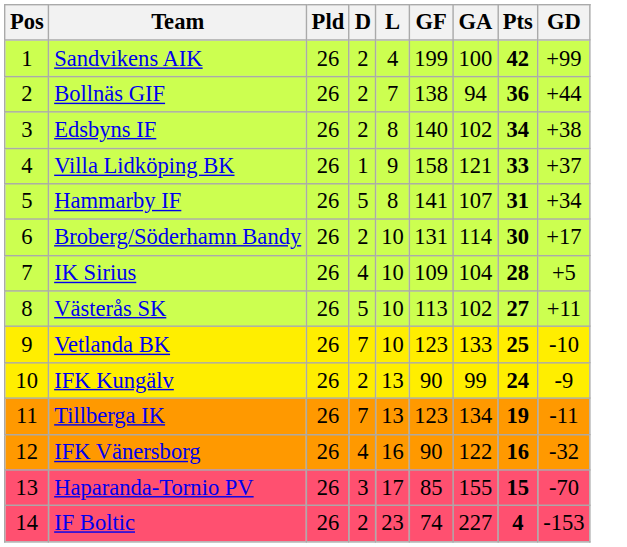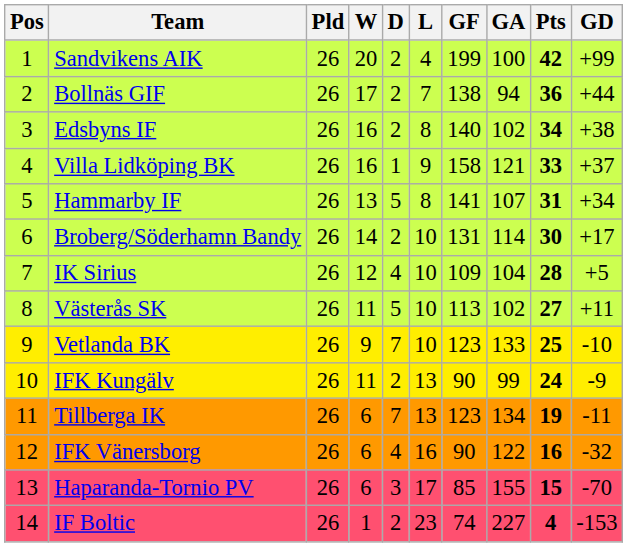+ column: (366, 22)
